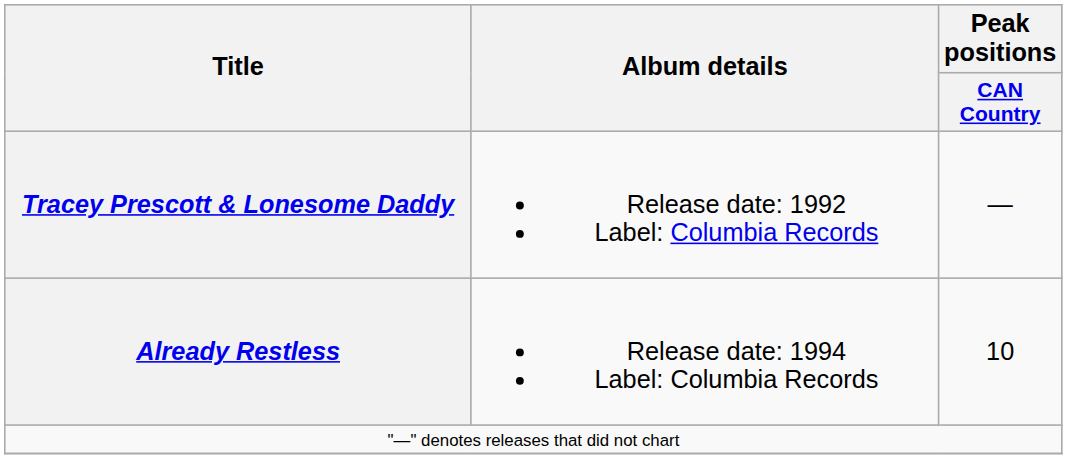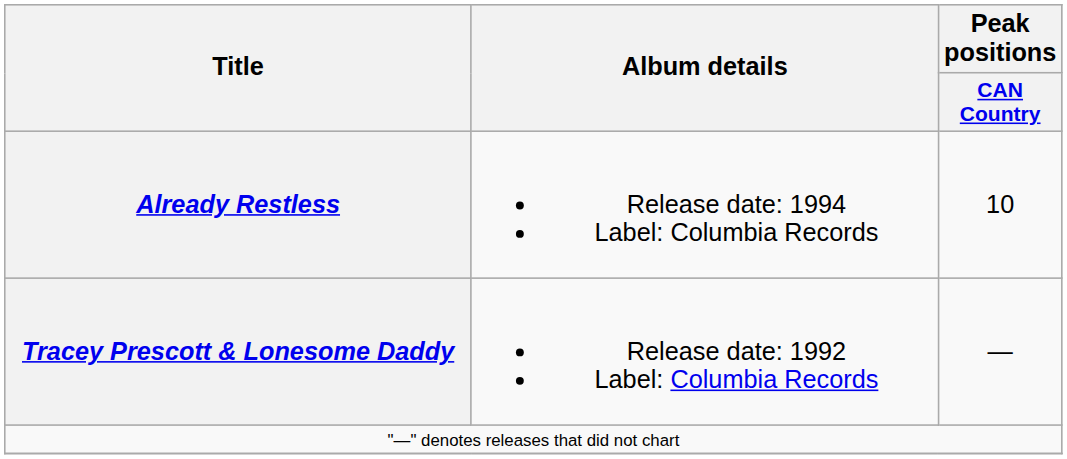rows swapped: (238, 204) <-> (238, 351)
